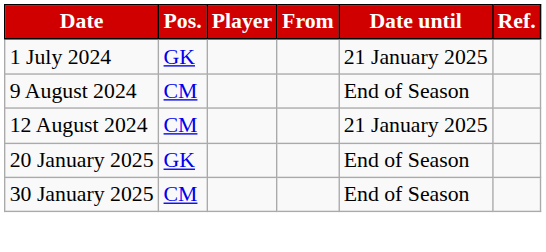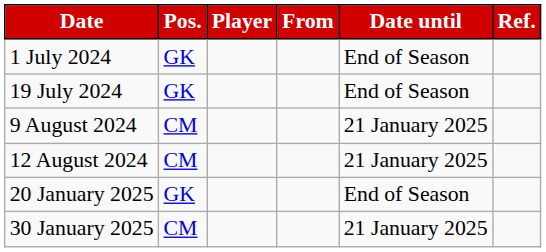(416, 56) 21 January 2025 -> (407, 56) End of Season
+ row: (66, 90)
(407, 90) End of Season -> (416, 125) 21 January 2025
(407, 194) End of Season -> (416, 228) 21 January 2025
